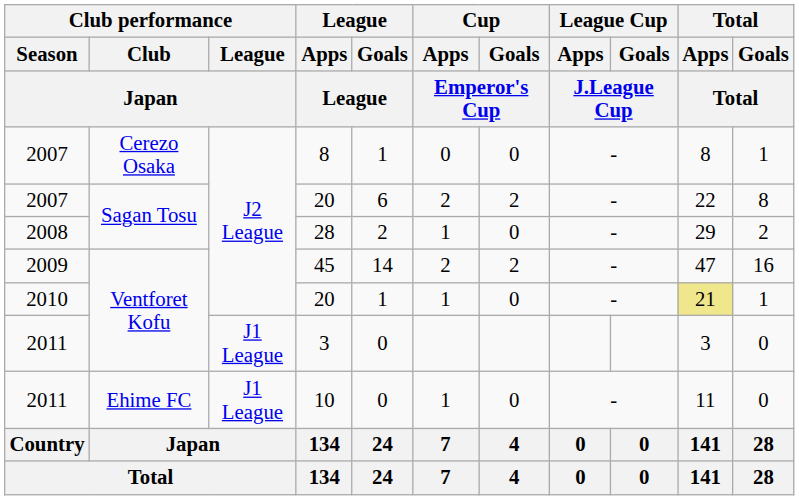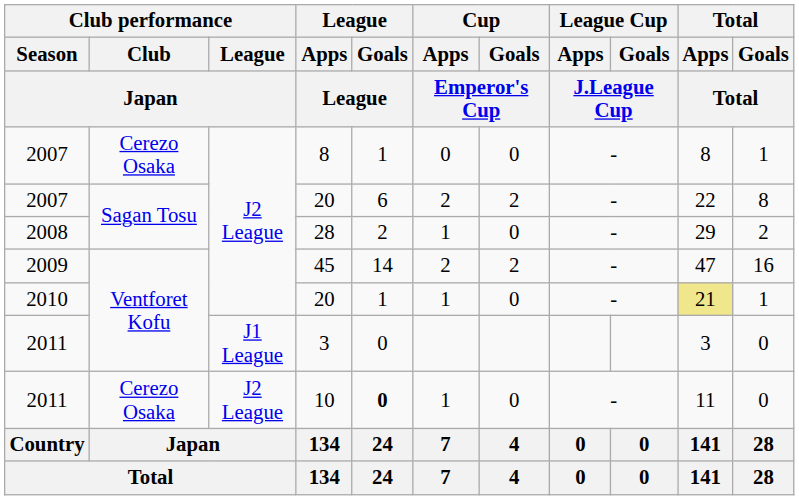(149, 399) Ehime FC -> (149, 399) Cerezo Osaka
(252, 399) J1 League -> (252, 399) J2 League
(382, 399) normal -> (382, 399) bold
